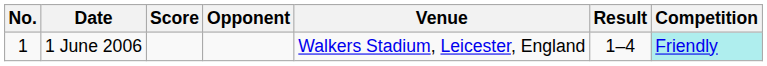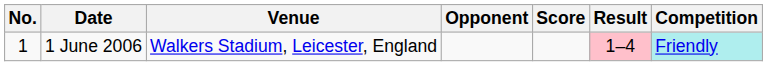columns swapped: (442, 18) <-> (175, 18)
(620, 46) no background -> (620, 46) pink background
